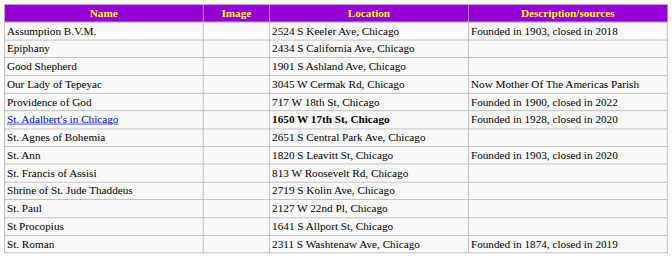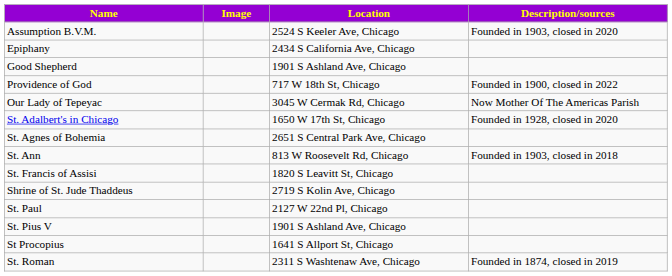(544, 31) Founded in 1903, closed in 2018 -> (544, 31) Founded in 1903, closed in 2020
rows swapped: (54, 84) <-> (49, 102)
(331, 119) bold -> (329, 119) normal
(333, 155) 1820 S Leavitt St, Chicago -> (340, 155) 813 W Roosevelt Rd, Chicago
(544, 155) Founded in 1903, closed in 2020 -> (544, 155) Founded in 1903, closed in 2018
(340, 173) 813 W Roosevelt Rd, Chicago -> (333, 173) 1820 S Leavitt St, Chicago
+ row: (29, 226)
